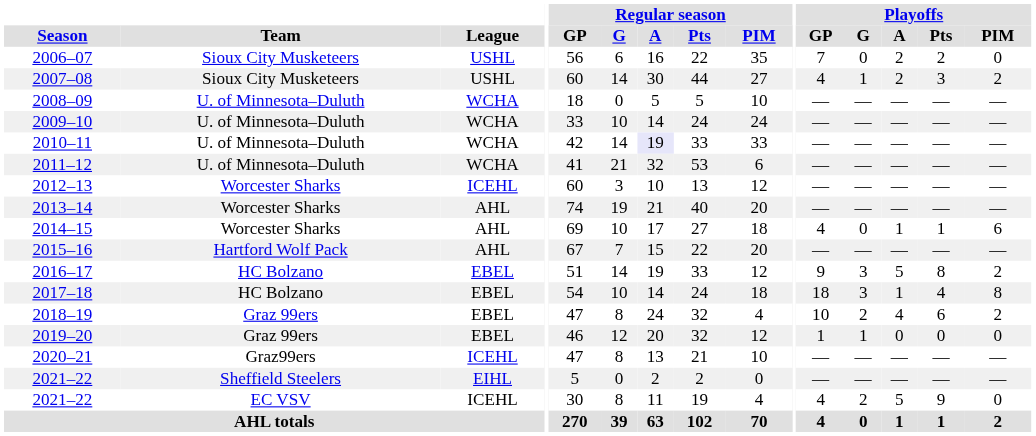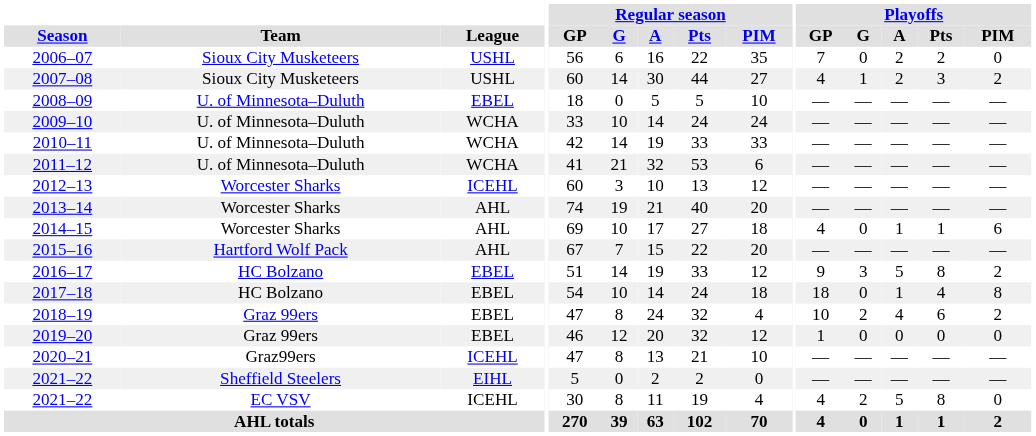(493, 100) WCHA -> (493, 100) EBEL
(655, 143) lavender background -> (655, 143) no background
(863, 292) 3 -> (863, 292) 0
(863, 335) 1 -> (863, 335) 0
(941, 399) 9 -> (941, 399) 8
